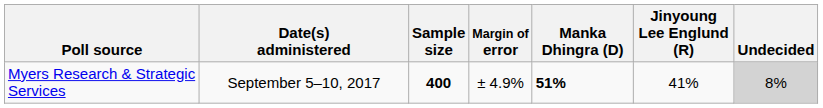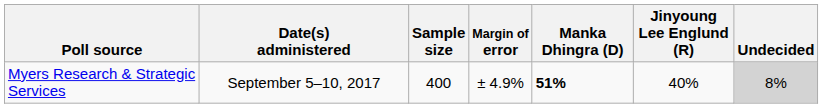(439, 82) bold -> (439, 82) normal
(684, 82) 41% -> (684, 82) 40%
